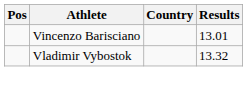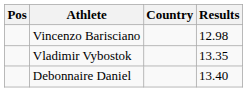(214, 35) 13.01 -> (214, 35) 12.98
(214, 55) 13.32 -> (214, 55) 13.35
+ row: (82, 76)
